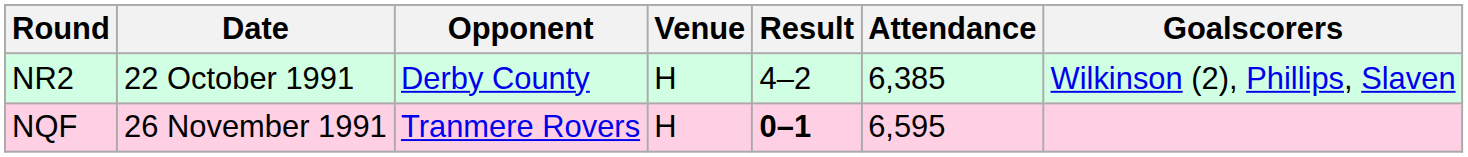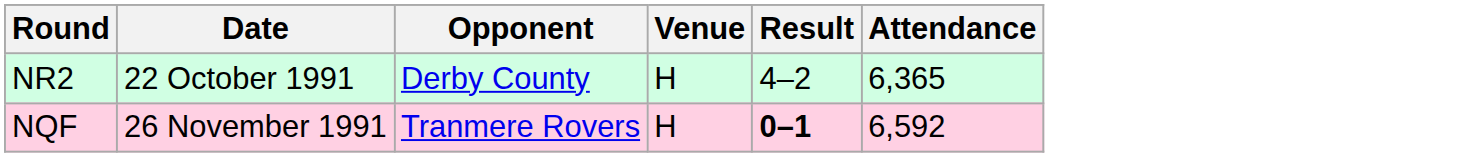- column: (1253, 28)
(907, 77) 6,385 -> (907, 77) 6,365
(907, 126) 6,595 -> (907, 126) 6,592
